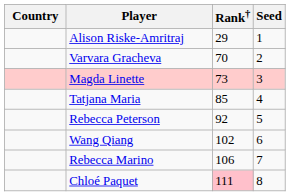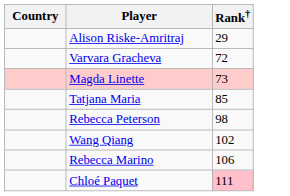- column: (269, 16)
(222, 58) 70 -> (222, 58) 72
(222, 119) 92 -> (222, 119) 98
